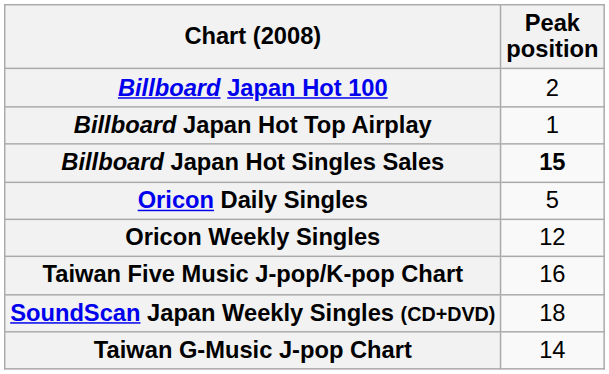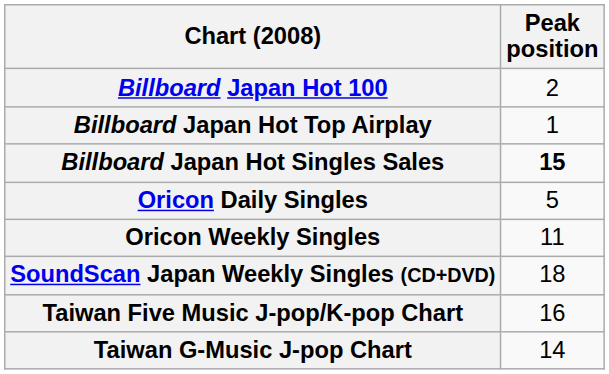(552, 237) 12 -> (552, 237) 11
rows swapped: (253, 312) <-> (253, 275)
